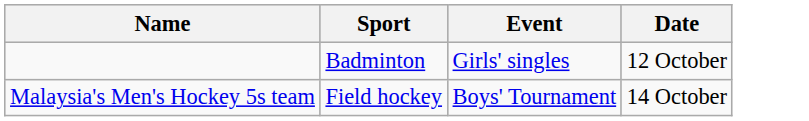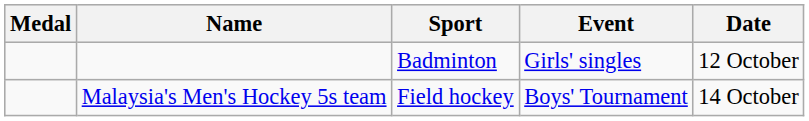+ column: (41, 23)
